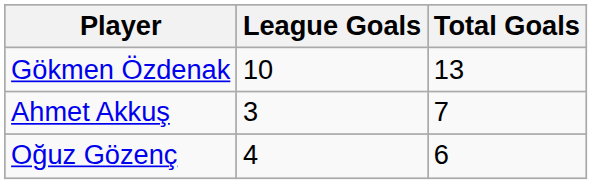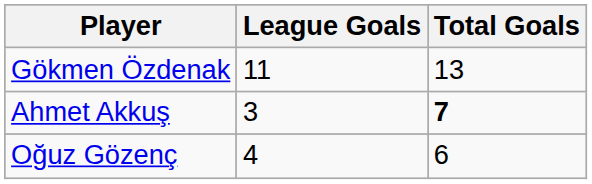(258, 69) 10 -> (257, 69) 11
(441, 112) normal -> (441, 112) bold
